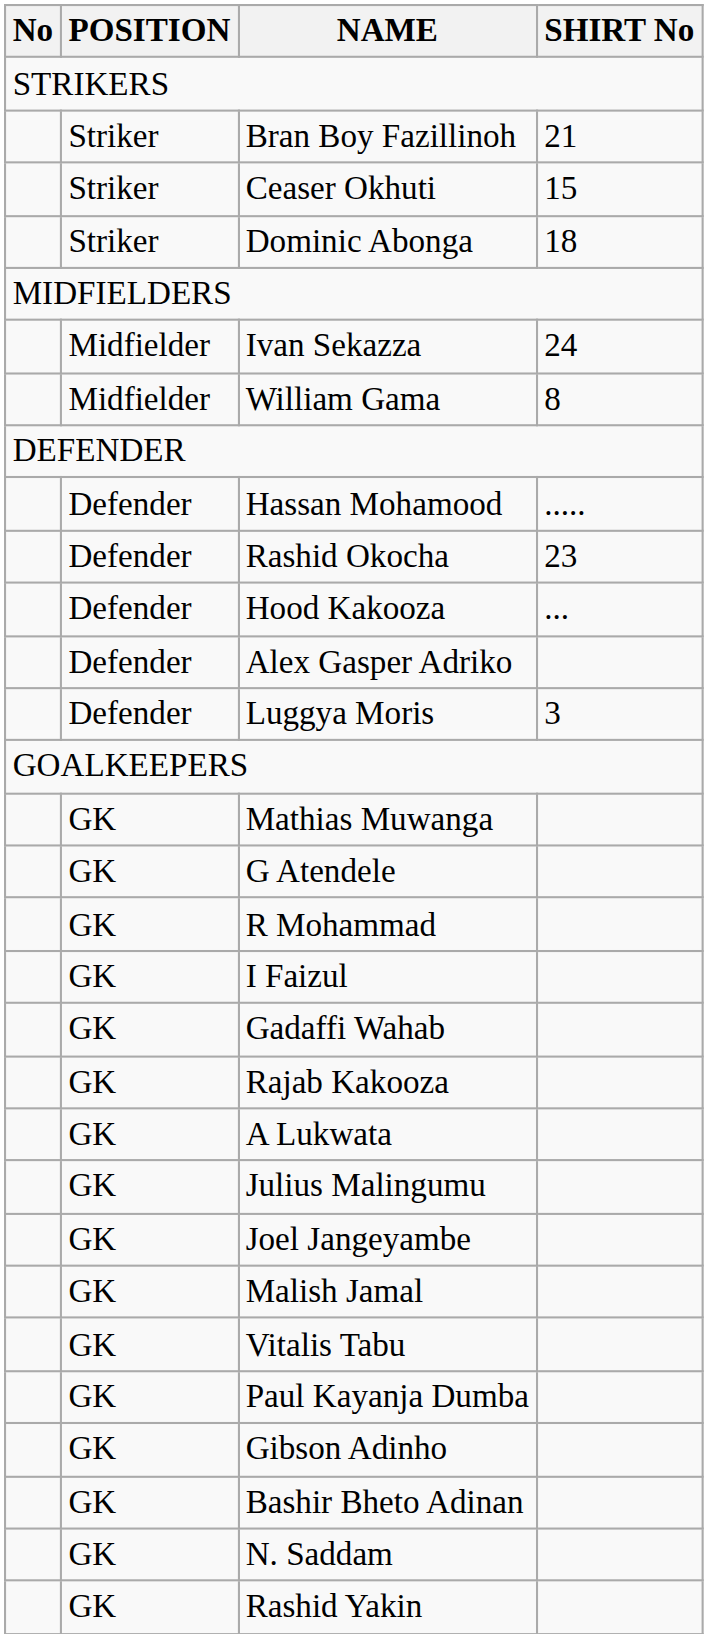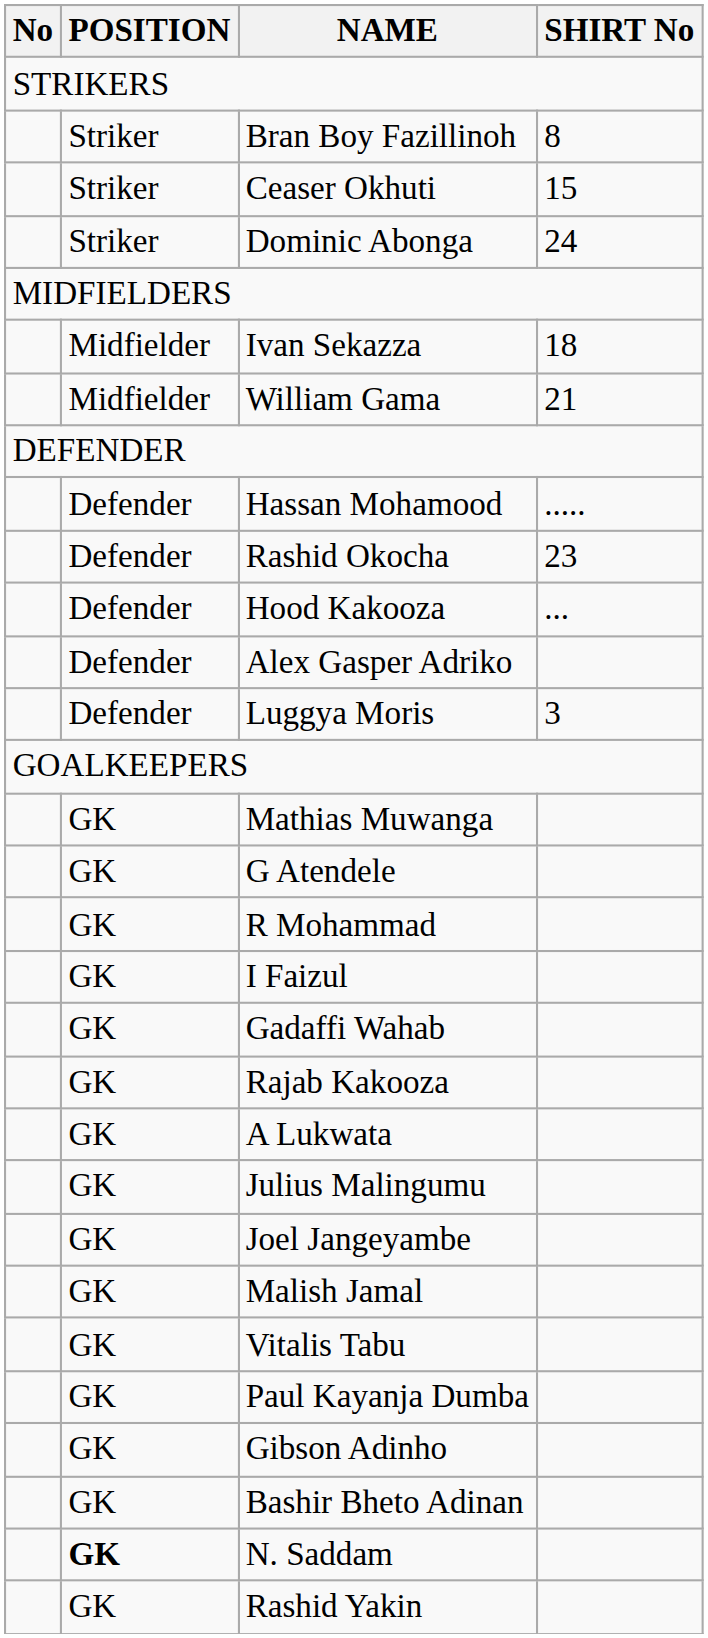(561, 135) 21 -> (553, 135) 8
(561, 240) 18 -> (561, 240) 24
(561, 345) 24 -> (561, 345) 18
(553, 398) 8 -> (561, 398) 21
(92, 1554) normal -> (94, 1554) bold
